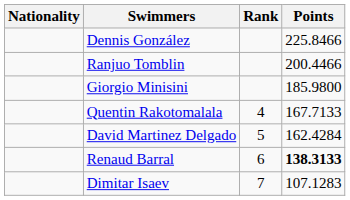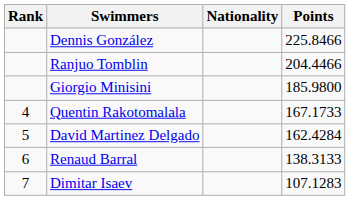columns swapped: (261, 16) <-> (44, 16)
(313, 64) 200.4466 -> (313, 64) 204.4466
(313, 111) 167.7133 -> (313, 111) 167.1733
(313, 159) bold -> (313, 159) normal
